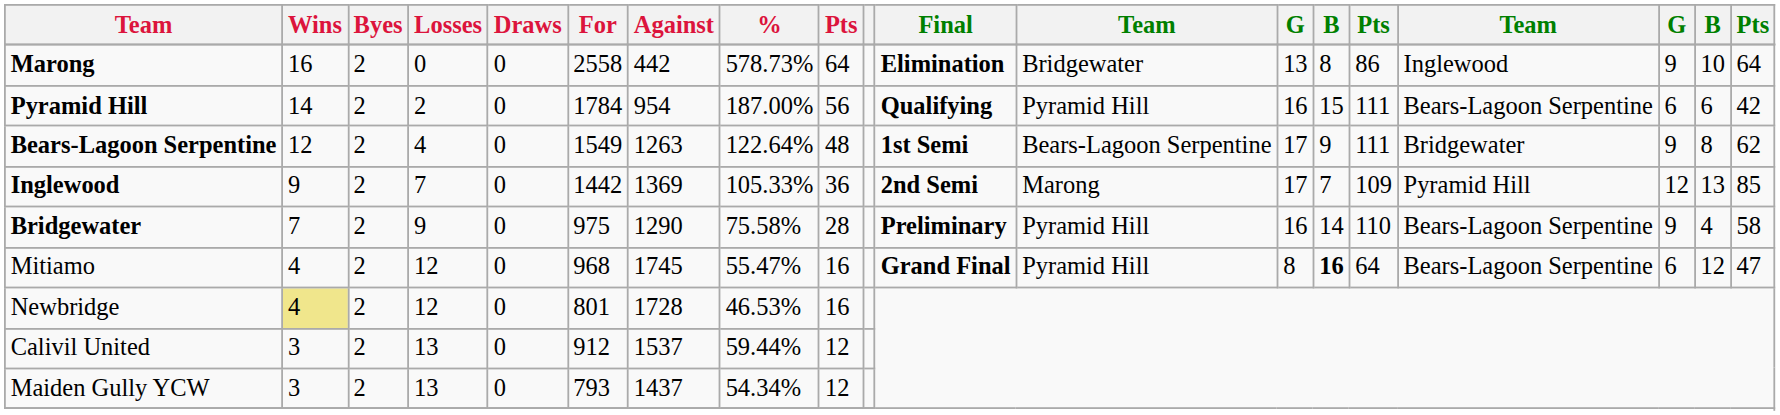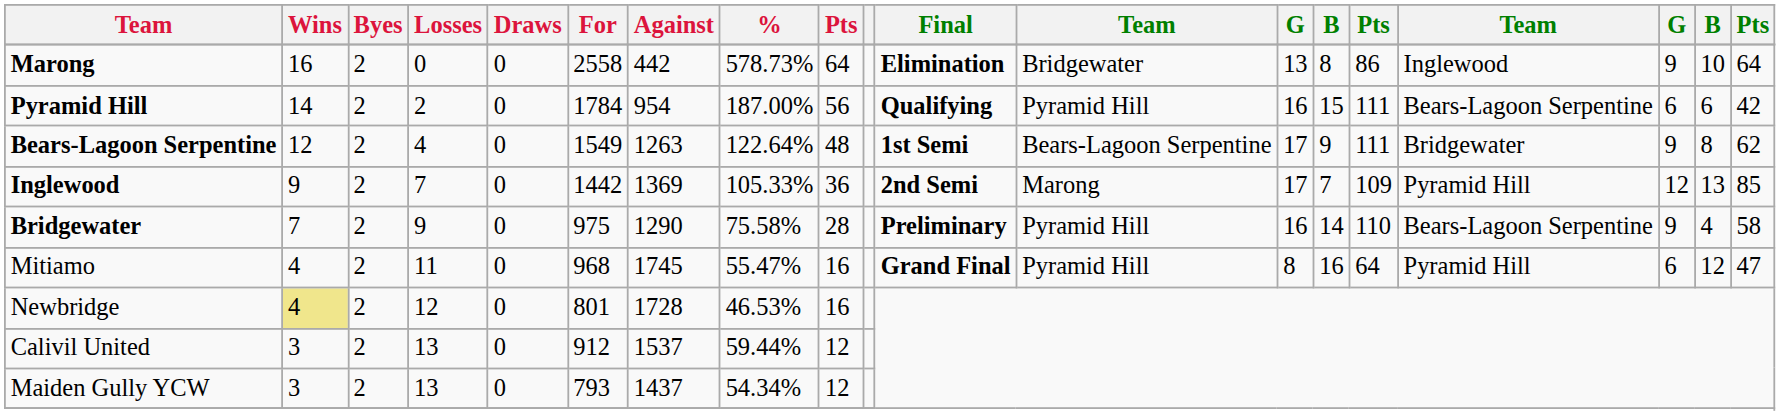(426, 266) 12 -> (426, 266) 11
(1331, 266) bold -> (1331, 266) normal
(1528, 266) Bears-Lagoon Serpentine -> (1467, 266) Pyramid Hill
